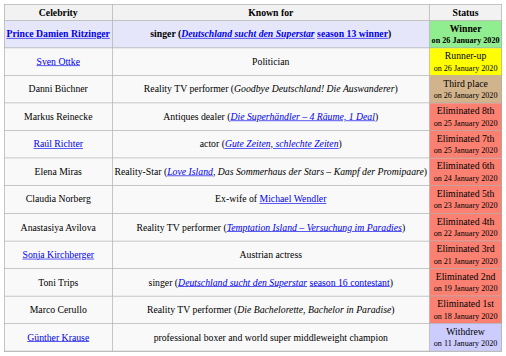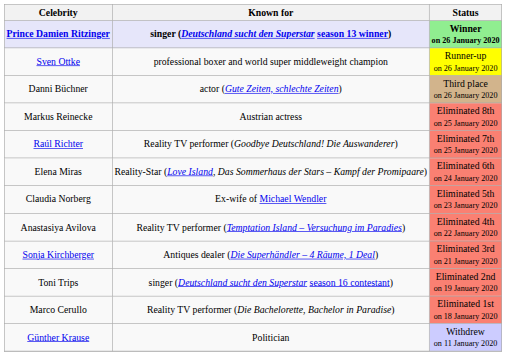(271, 62) Politician -> (271, 62) professional boxer and world super middleweight champion
(271, 89) Reality TV performer (Goodbye Deutschland! Die Auswanderer) -> (271, 89) actor (Gute Zeiten, schlechte Zeiten)
(271, 117) Antiques dealer (Die Superhändler – 4 Räume, 1 Deal) -> (271, 117) Austrian actress
(271, 144) actor (Gute Zeiten, schlechte Zeiten) -> (271, 144) Reality TV performer (Goodbye Deutschland! Die Auswanderer)
(271, 255) Austrian actress -> (271, 255) Antiques dealer (Die Superhändler – 4 Räume, 1 Deal)
(271, 337) professional boxer and world super middleweight champion -> (271, 337) Politician
